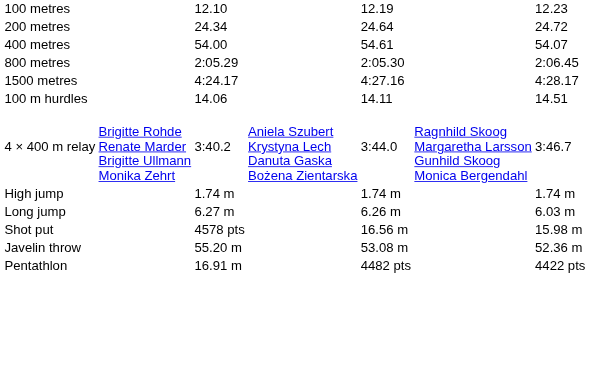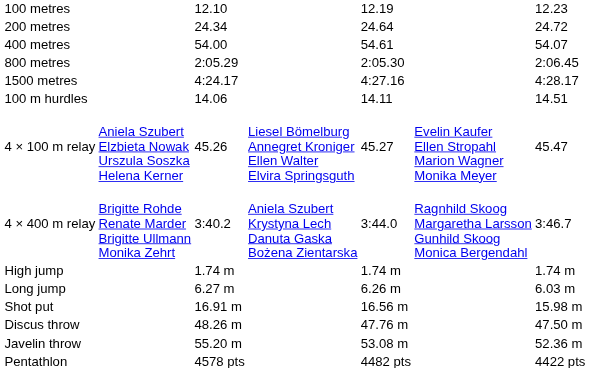+ row: (50, 146)
(220, 230) 4578 pts -> (218, 307) 16.91 m
+ row: (42, 325)
(218, 266) 16.91 m -> (220, 361) 4578 pts
